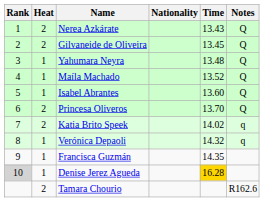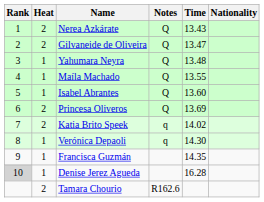columns swapped: (175, 12) <-> (243, 12)
(213, 44) 13.45 -> (195, 44) 13.47
(213, 76) 13.52 -> (195, 76) 13.55
(213, 108) 13.70 -> (195, 108) 13.69
(213, 141) 14.32 -> (195, 141) 14.30
(213, 173) gold background -> (195, 173) no background
